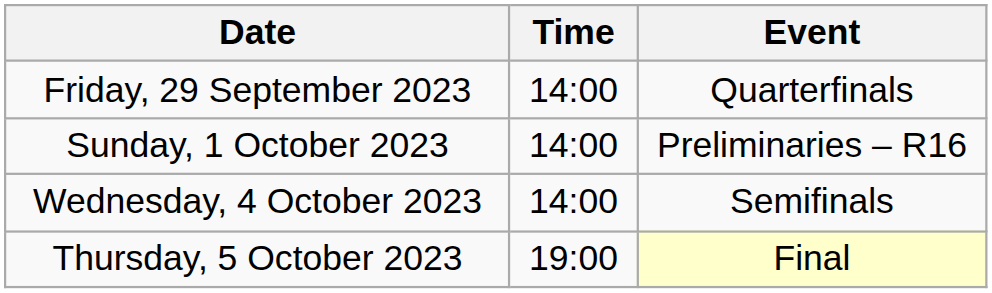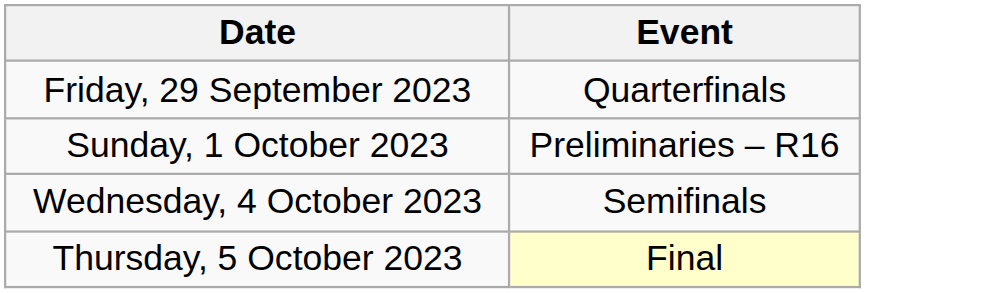- column: (574, 32)
